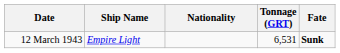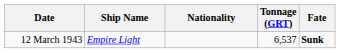(285, 39) 6,531 -> (285, 39) 6,537
